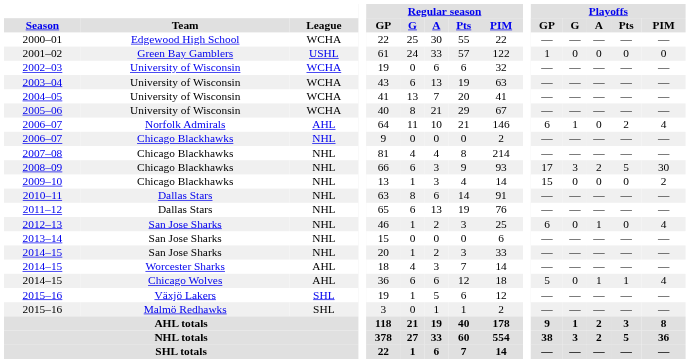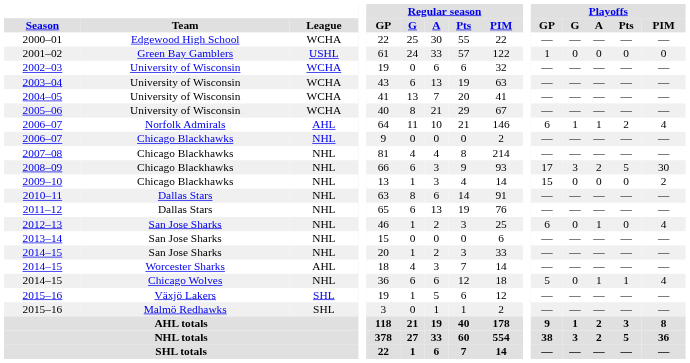(599, 124) 0 -> (599, 124) 1
(324, 281) AHL -> (324, 281) NHL
